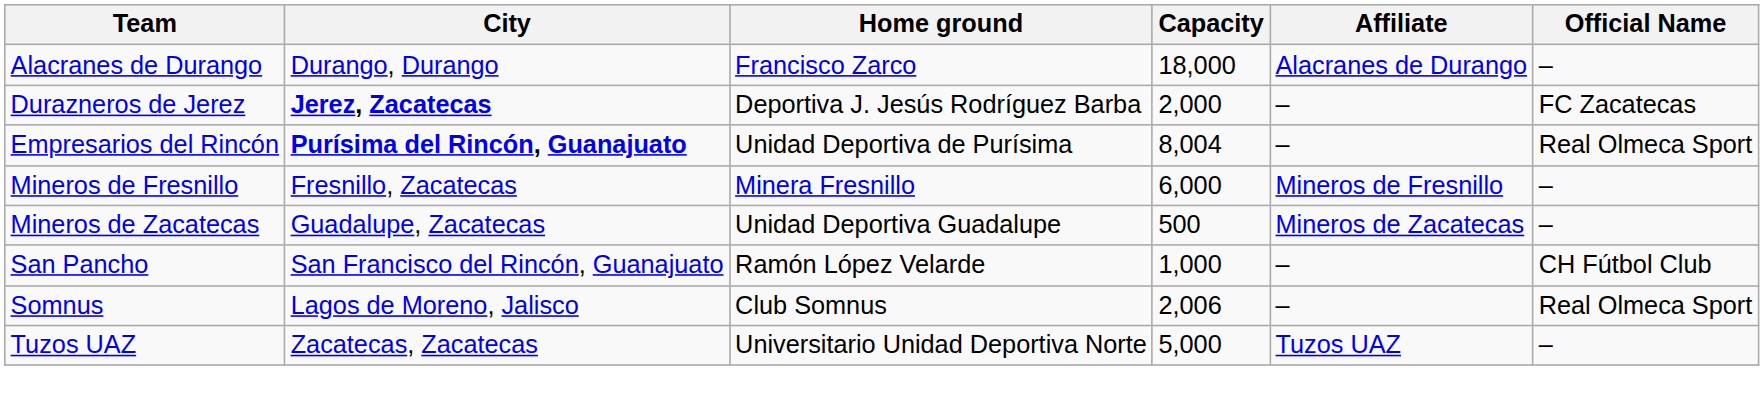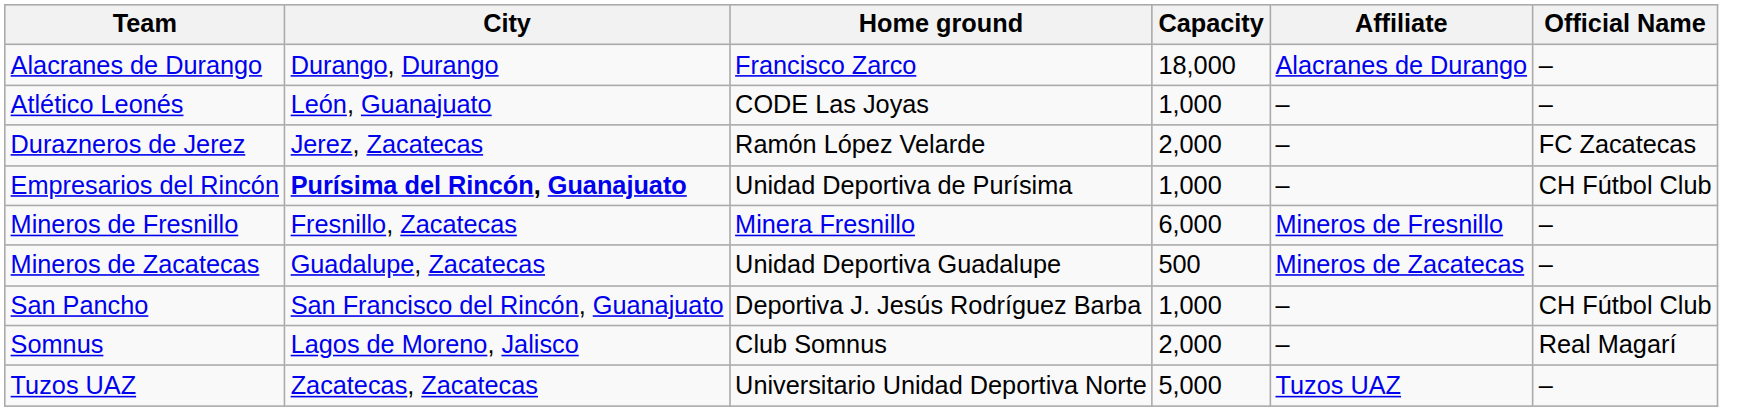+ row: (97, 104)
(391, 104) bold -> (387, 144) normal
(938, 104) Deportiva J. Jesús Rodríguez Barba -> (860, 144) Ramón López Velarde
(1190, 144) 8,004 -> (1190, 184) 1,000
(1646, 144) Real Olmeca Sport -> (1625, 184) CH Fútbol Club
(860, 265) Ramón López Velarde -> (938, 305) Deportiva J. Jesús Rodríguez Barba
(1190, 305) 2,006 -> (1190, 345) 2,000
(1646, 305) Real Olmeca Sport -> (1608, 345) Real Magarí
